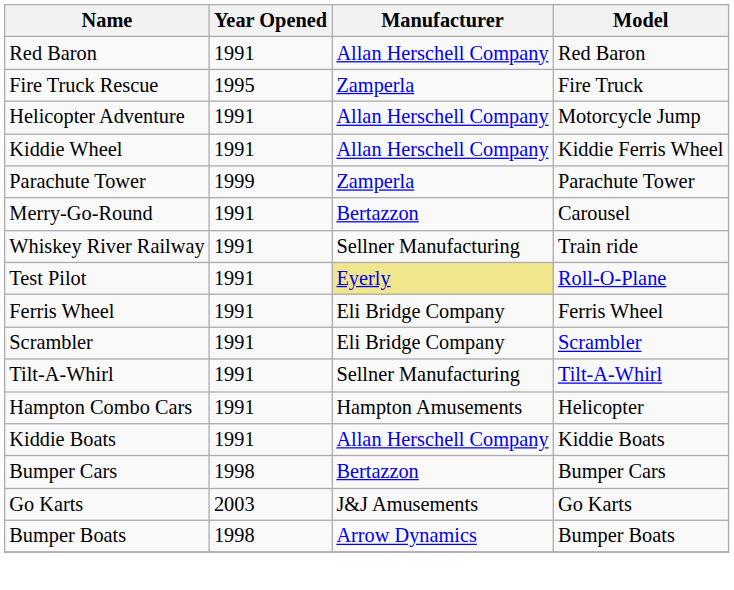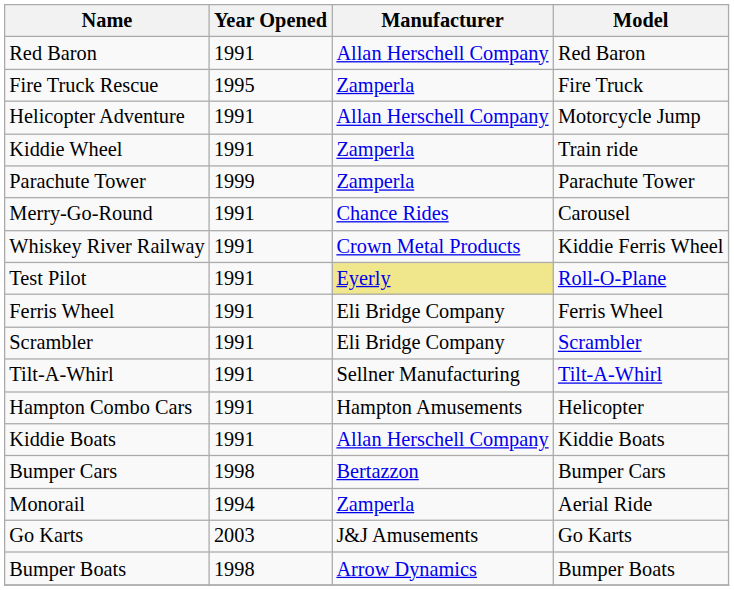(442, 149) Allan Herschell Company -> (375, 149) Zamperla
(641, 149) Kiddie Ferris Wheel -> (598, 149) Train ride
(378, 213) Bertazzon -> (393, 213) Chance Rides
(428, 246) Sellner Manufacturing -> (428, 246) Crown Metal Products
(598, 246) Train ride -> (641, 246) Kiddie Ferris Wheel
+ row: (47, 504)
